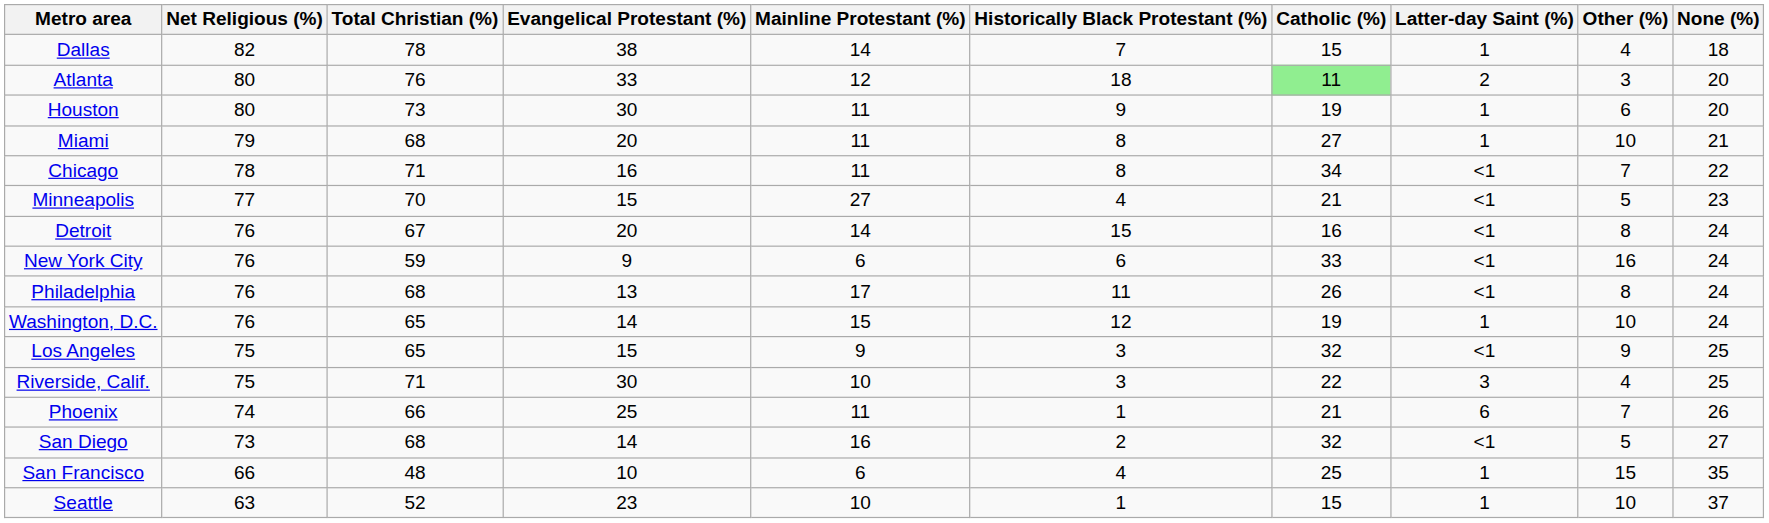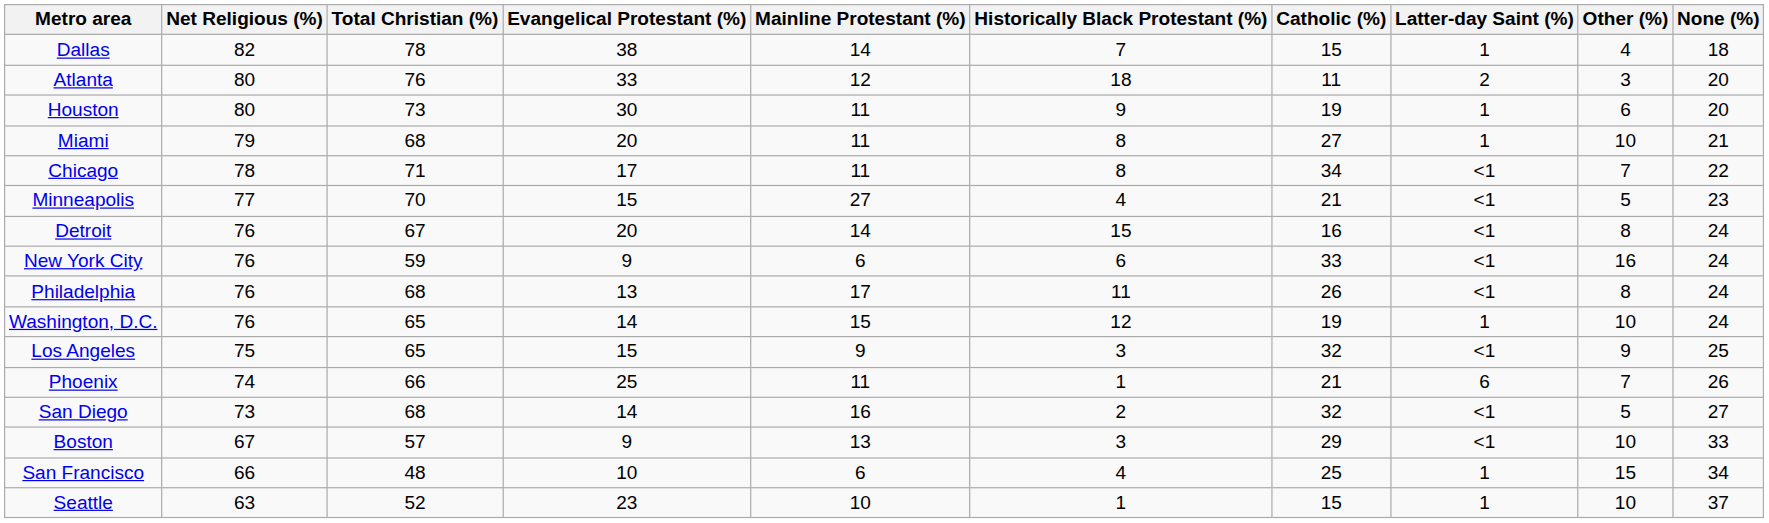(1331, 79) lightgreen background -> (1331, 79) no background
(627, 170) 16 -> (627, 170) 17
- row: (83, 381)
+ row: (83, 442)
(1718, 472) 35 -> (1718, 472) 34
